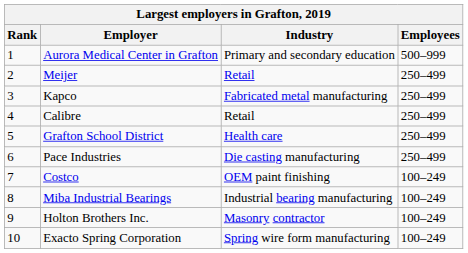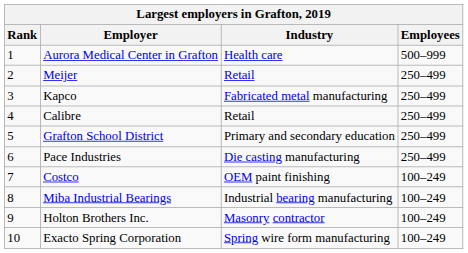(309, 55) Primary and secondary education -> (253, 55) Health care
(253, 136) Health care -> (309, 136) Primary and secondary education
